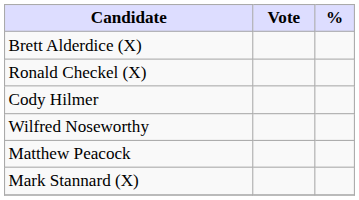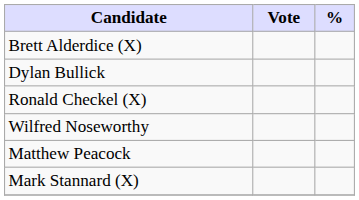+ row: (57, 72)
- row: (53, 99)
